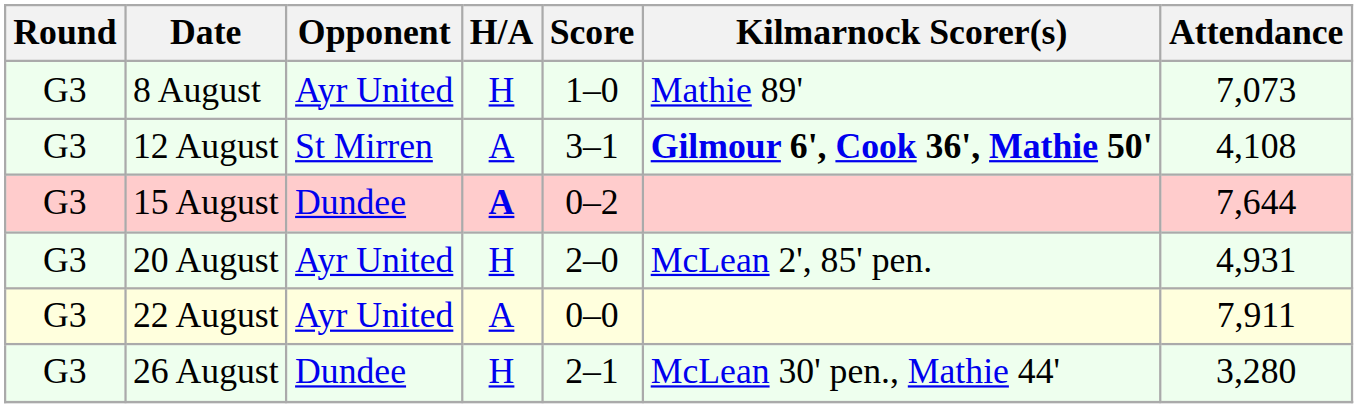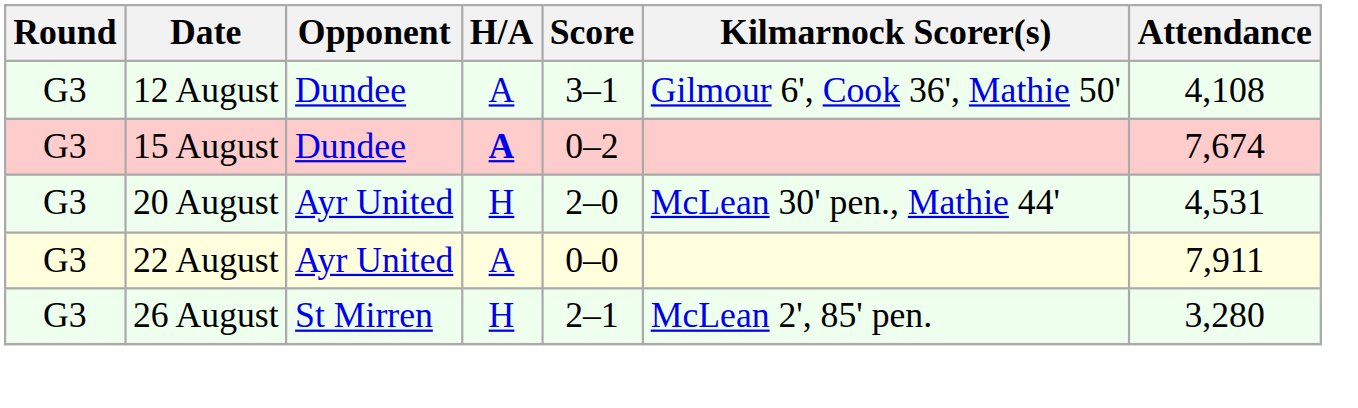- row: (197, 89)
(364, 145) St Mirren -> (351, 89) Dundee
(902, 145) bold -> (886, 89) normal
(1256, 202) 7,644 -> (1225, 145) 7,674
(791, 259) McLean 2', 85' pen. -> (855, 202) McLean 30' pen., Mathie 44'
(1256, 259) 4,931 -> (1225, 202) 4,531
(351, 372) Dundee -> (364, 315) St Mirren
(855, 372) McLean 30' pen., Mathie 44' -> (791, 315) McLean 2', 85' pen.
